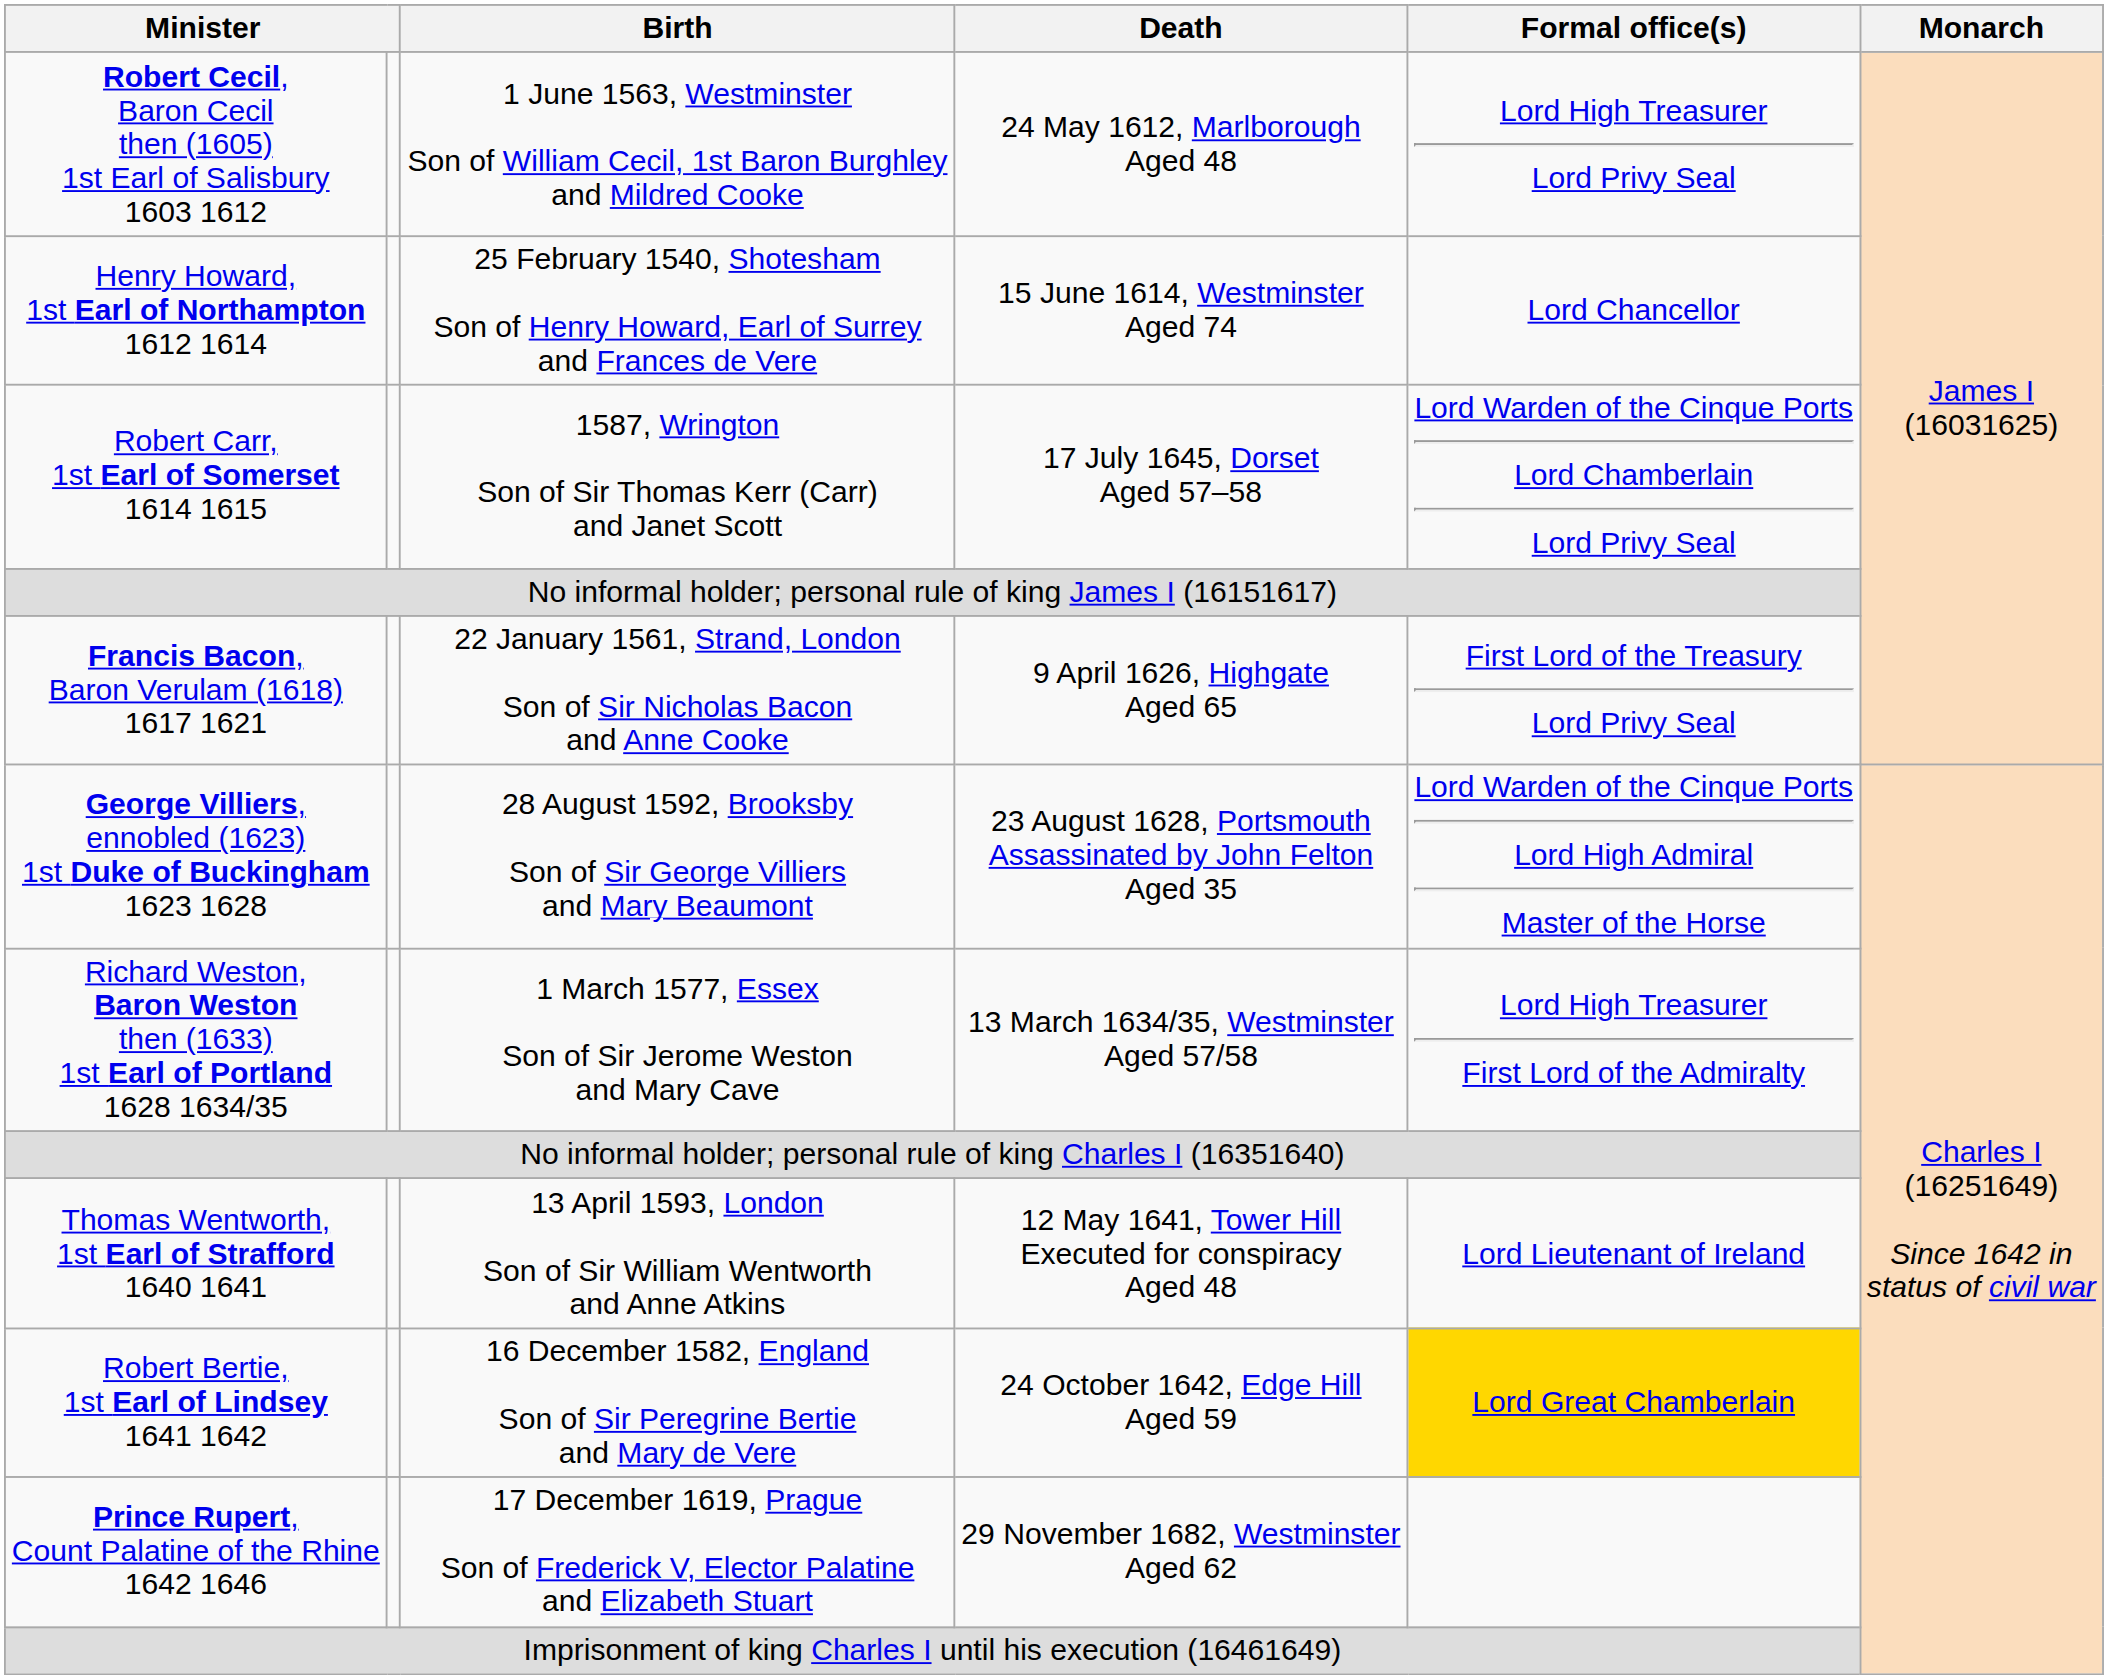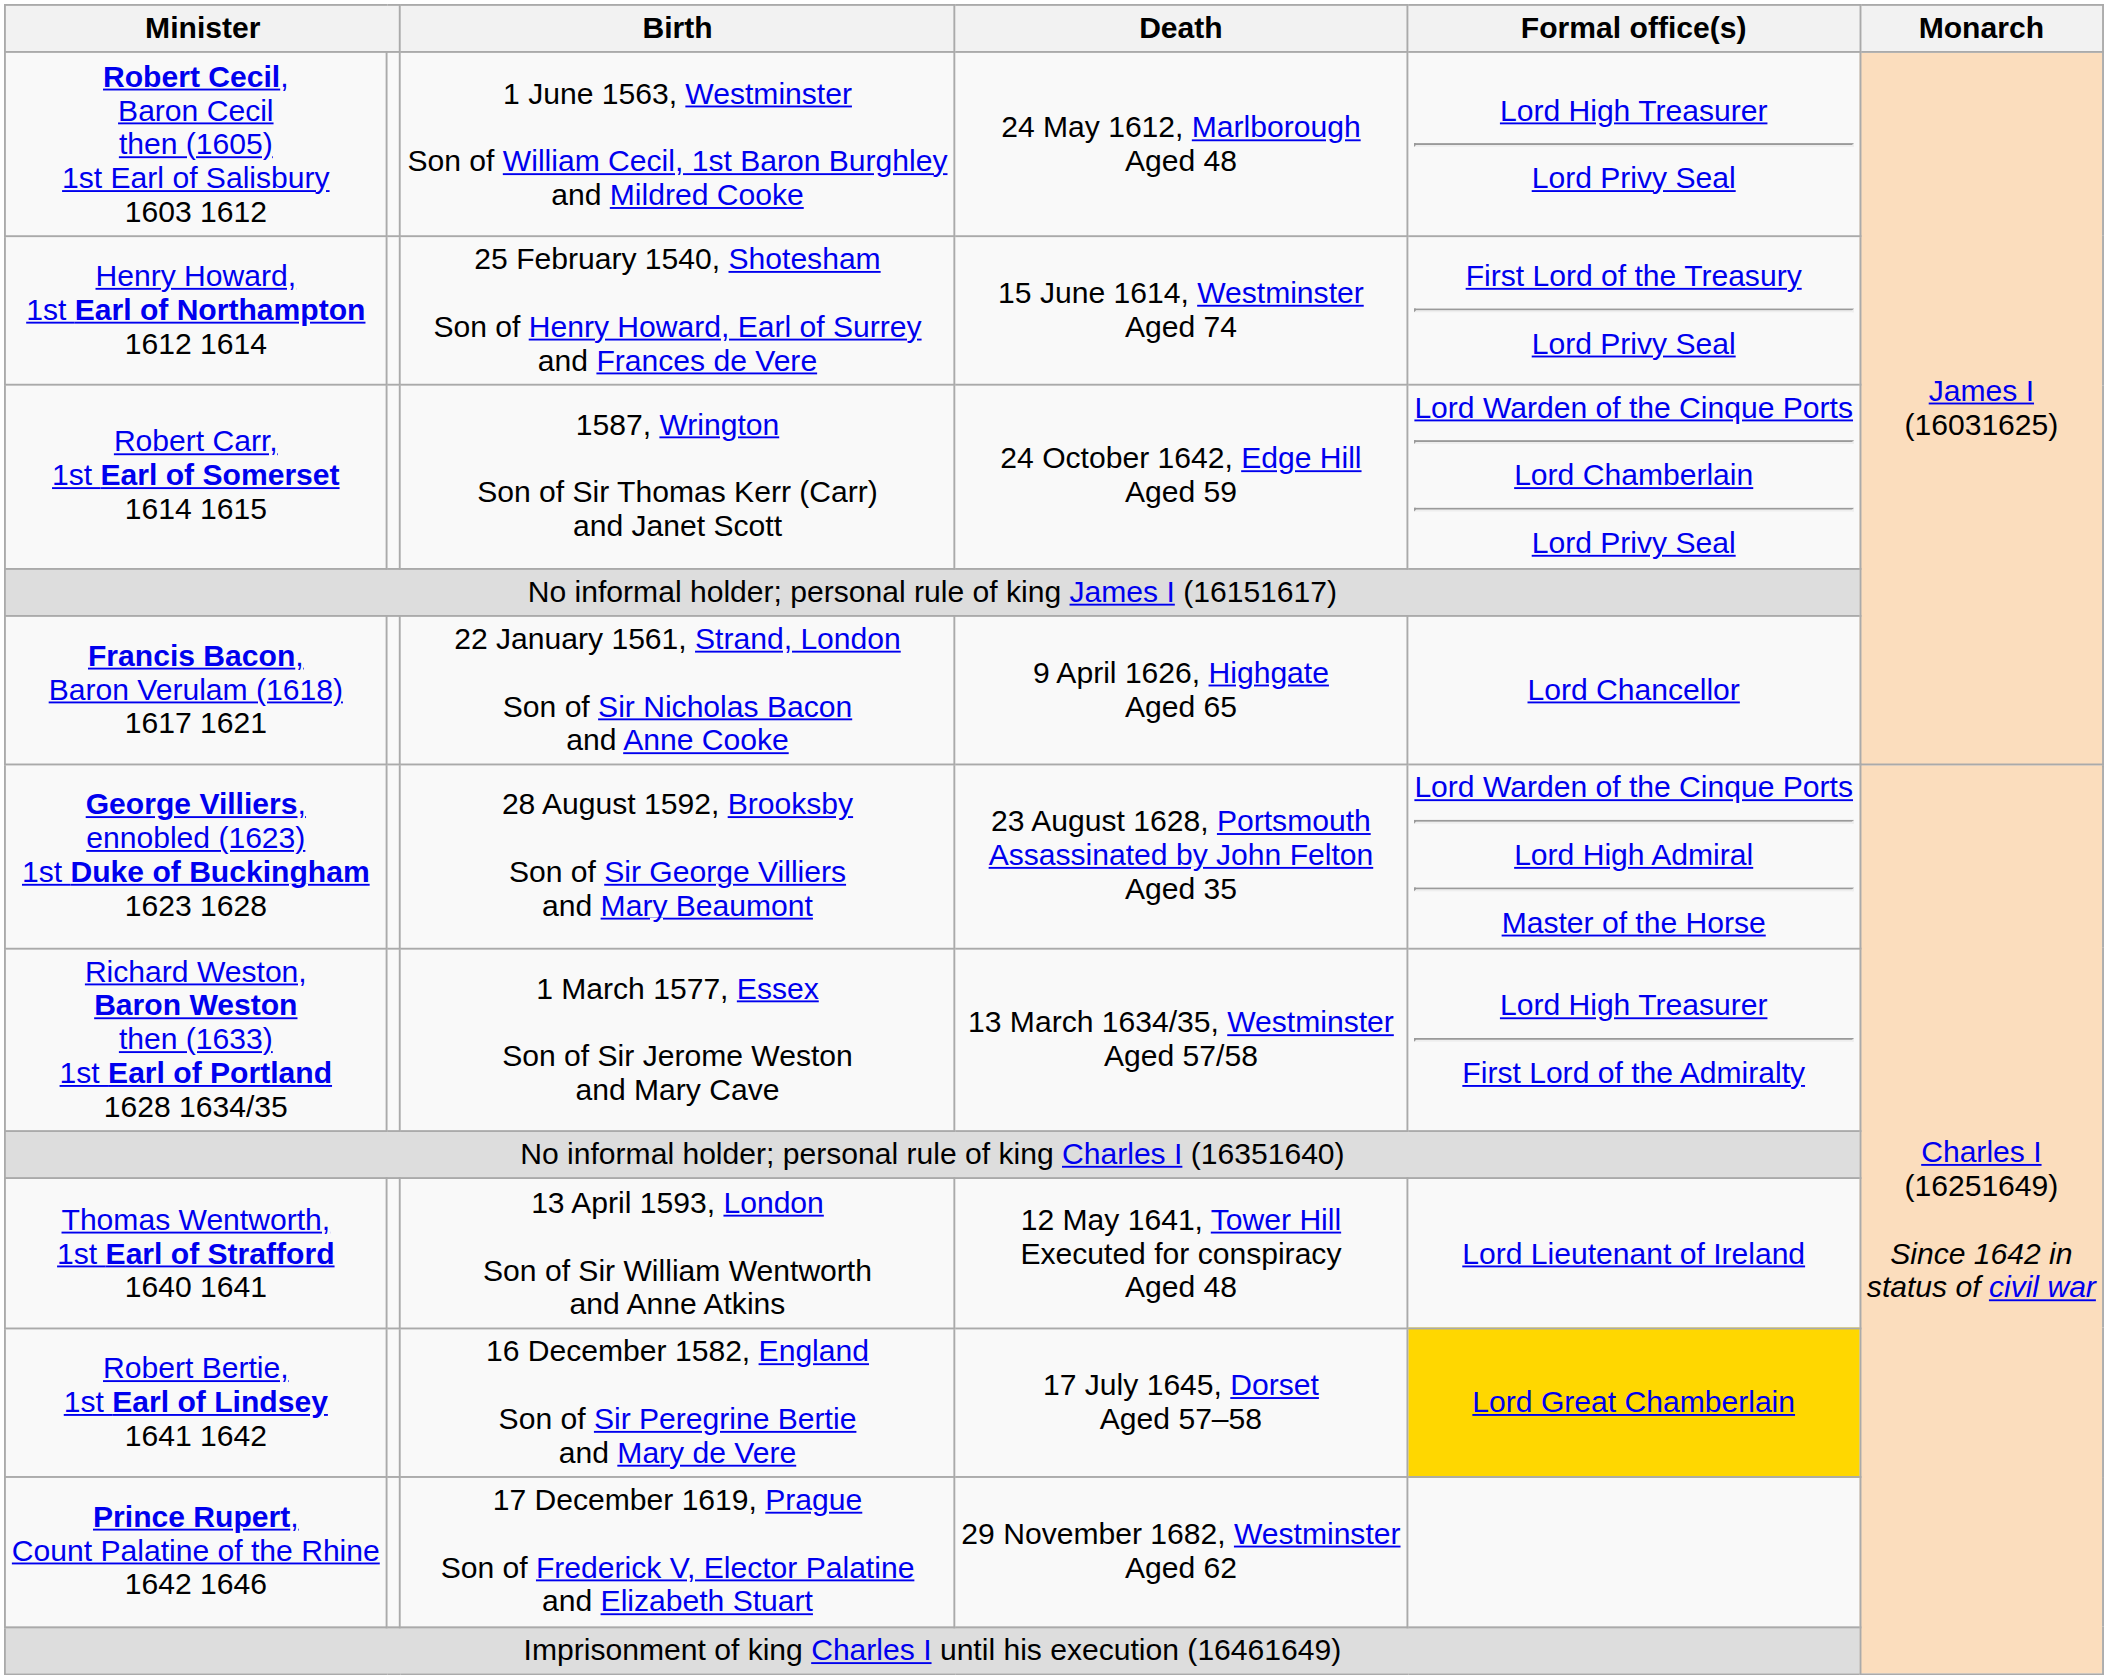(1634, 309) Lord Chancellor -> (1634, 309) First Lord of the Treasury Lord Privy Seal
(1181, 476) 17 July 1645, Dorset Aged 57–58 -> (1181, 476) 24 October 1642, Edge Hill Aged 59
(1634, 689) First Lord of the Treasury Lord Privy Seal -> (1634, 689) Lord Chancellor
(1181, 1402) 24 October 1642, Edge Hill Aged 59 -> (1181, 1402) 17 July 1645, Dorset Aged 57–58
